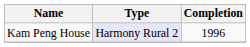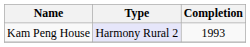(213, 32) 1996 -> (213, 32) 1993
